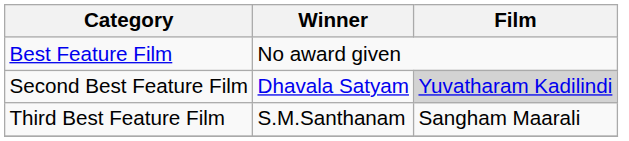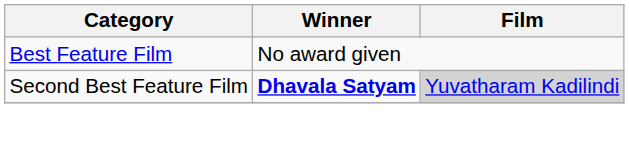(333, 86) normal -> (337, 86) bold
- row: (117, 119)
